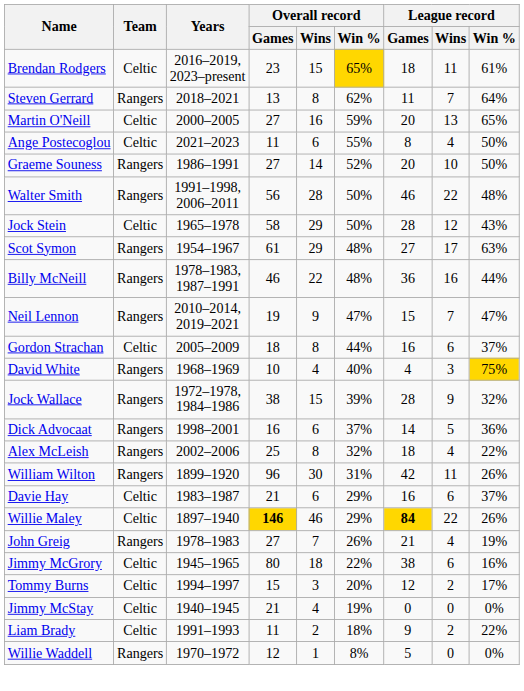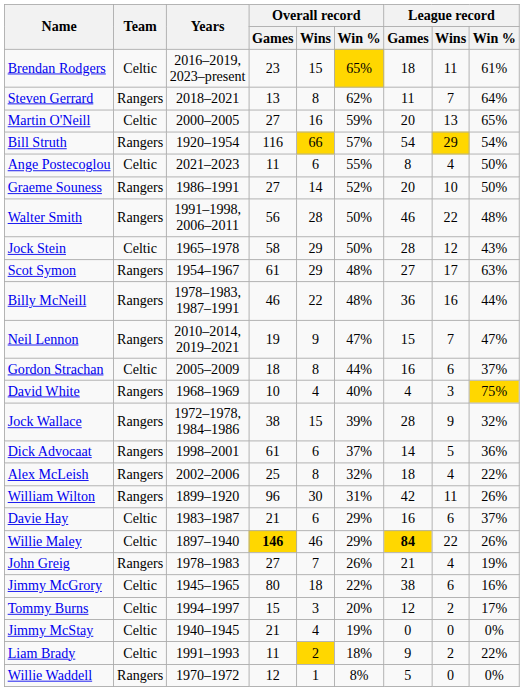+ row: (37, 143)
(273, 429) 16 -> (273, 452) 61
(315, 630) no background -> (315, 653) gold background
